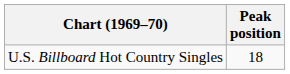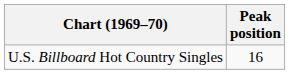(255, 57) 18 -> (255, 57) 16
